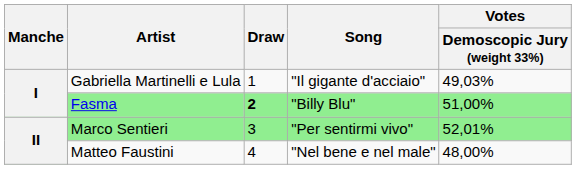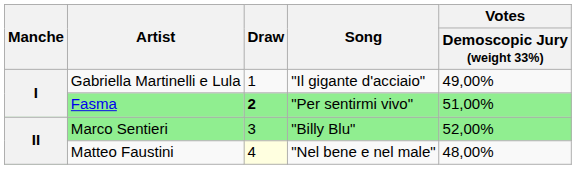(468, 81) 49,03% -> (468, 81) 49,00%
(323, 104) "Billy Blu" -> (352, 104) "Per sentirmi vivo"
(352, 128) "Per sentirmi vivo" -> (323, 128) "Billy Blu"
(468, 128) 52,01% -> (468, 128) 52,00%
(252, 152) no background -> (252, 152) lightyellow background
